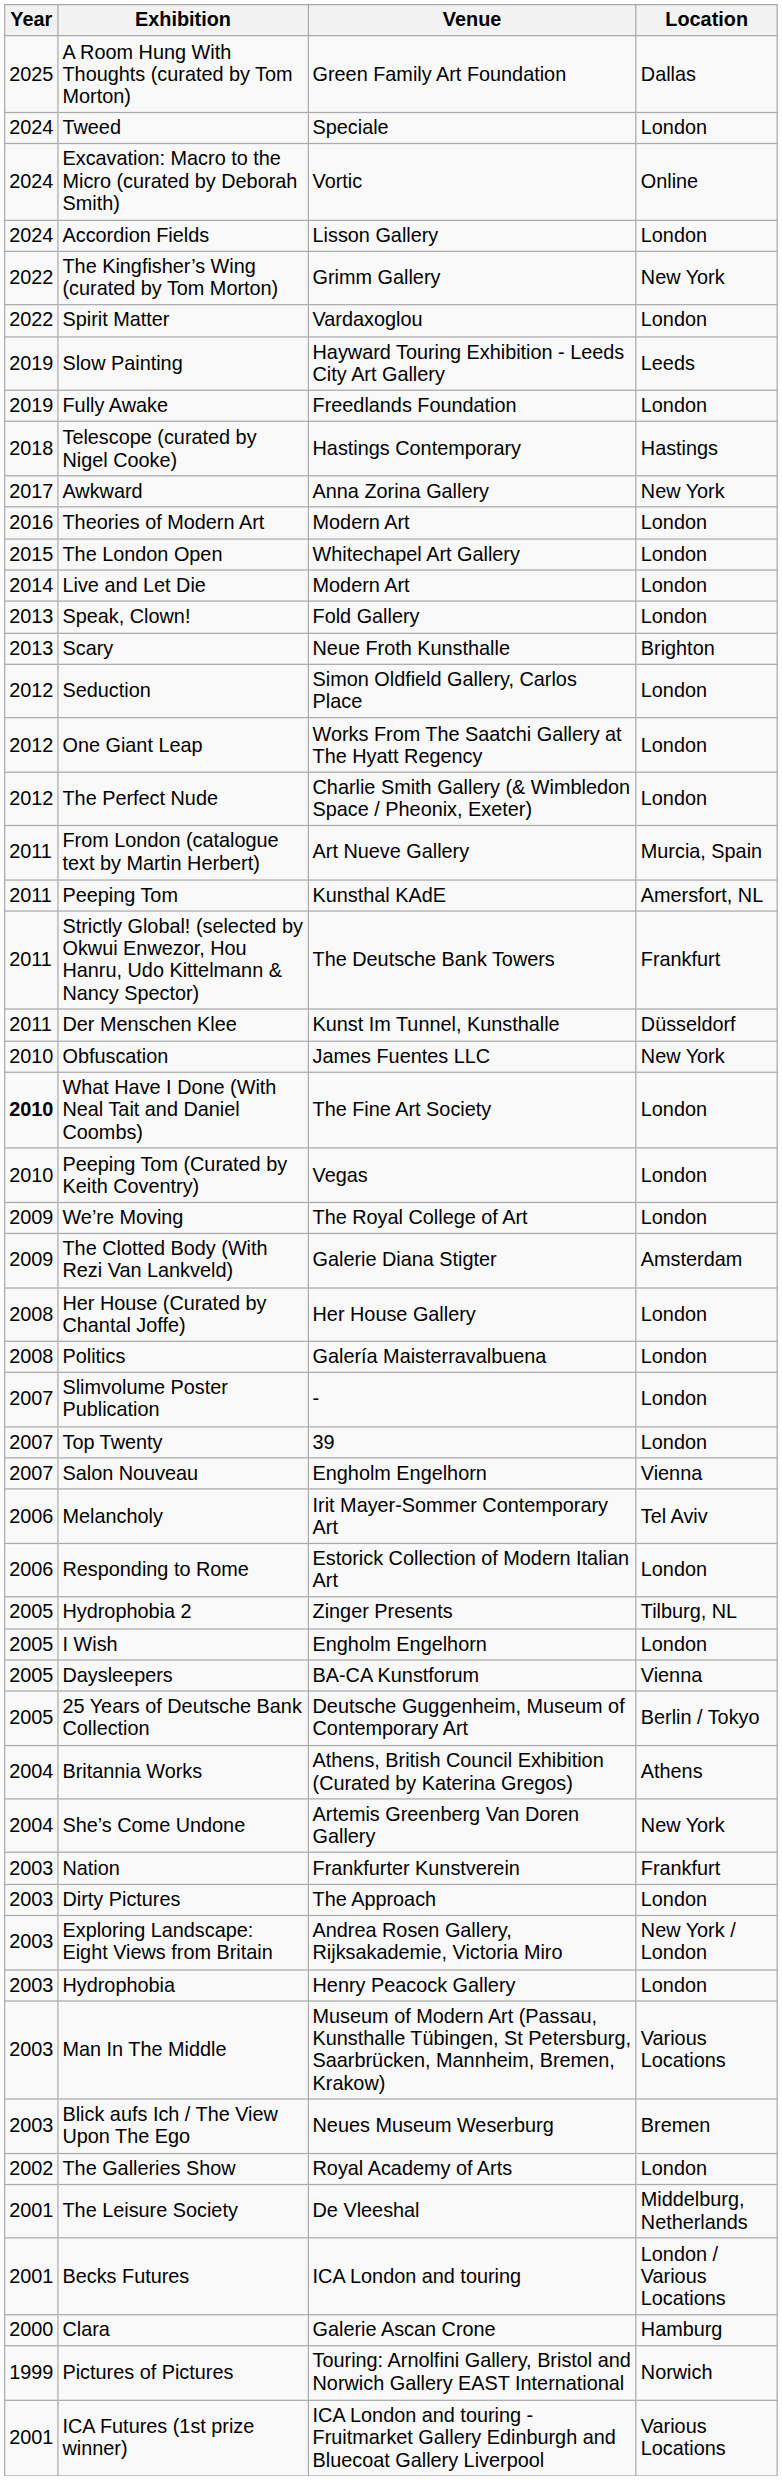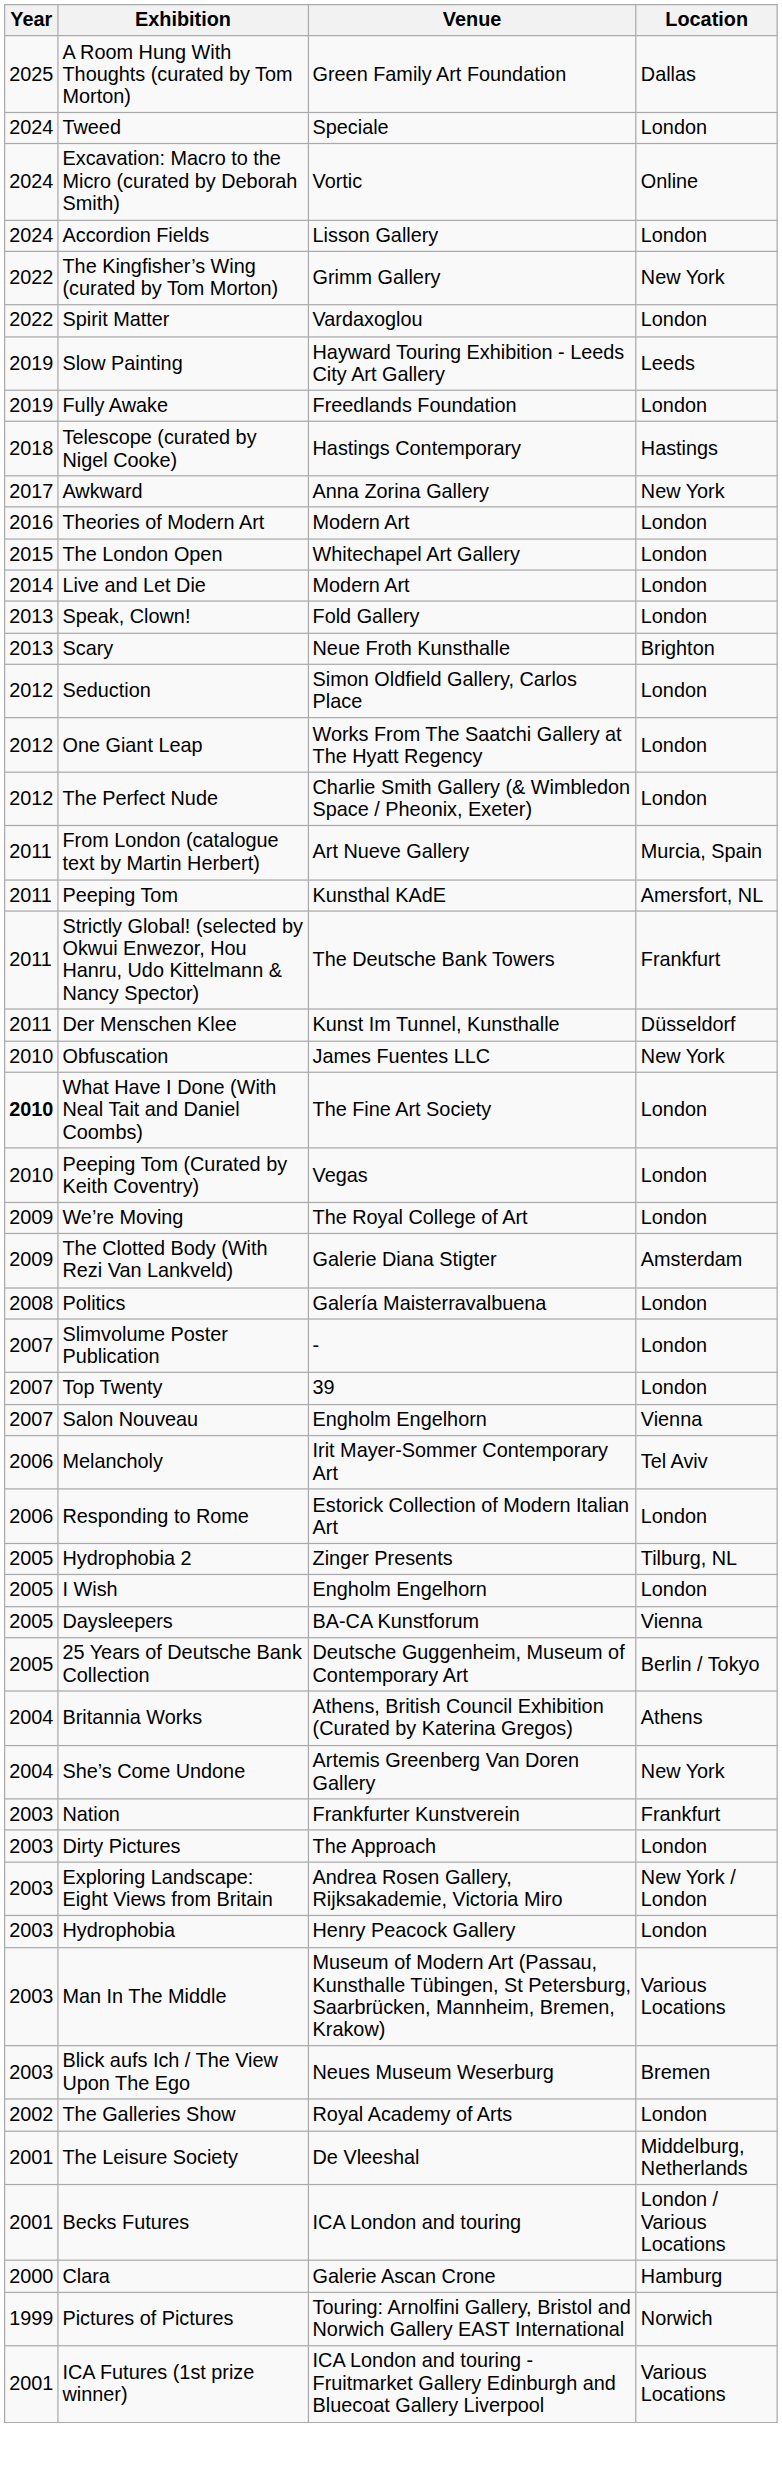- row: (164, 1314)
